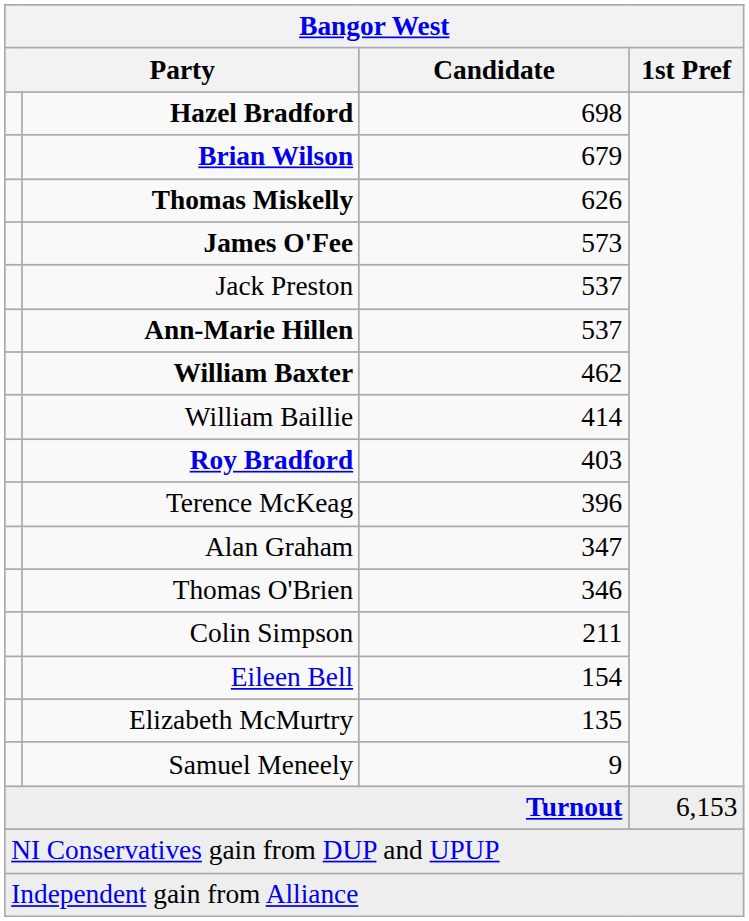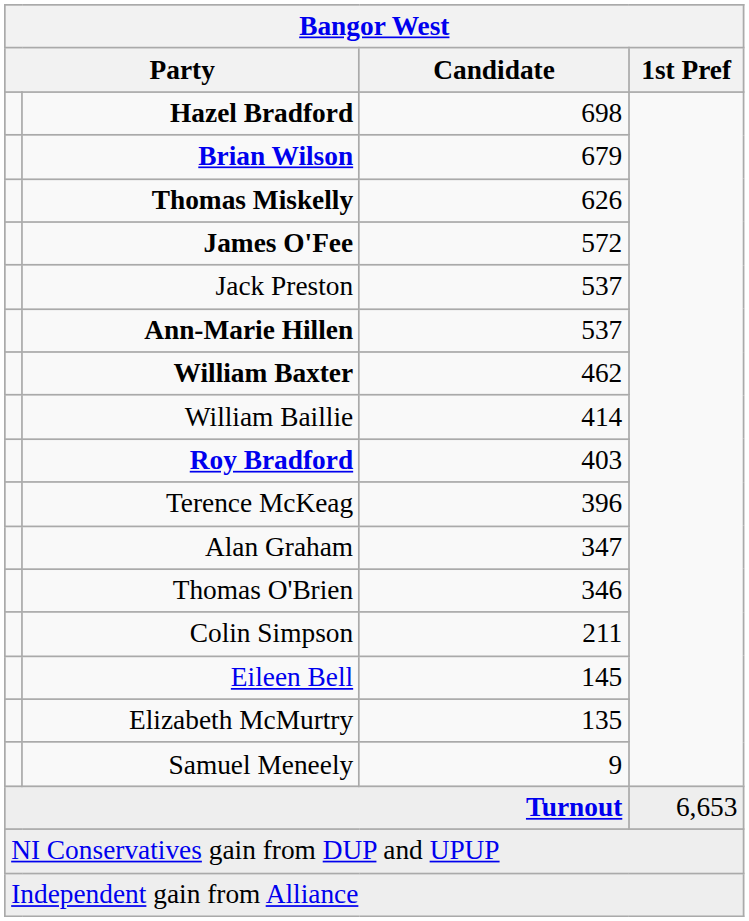(602, 243) 573 -> (602, 243) 572
(602, 677) 154 -> (602, 677) 145
(707, 807) 6,153 -> (707, 807) 6,653
